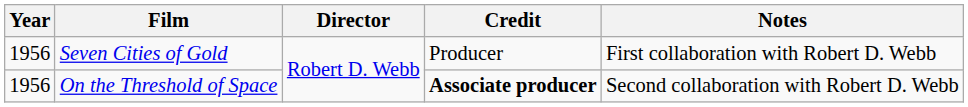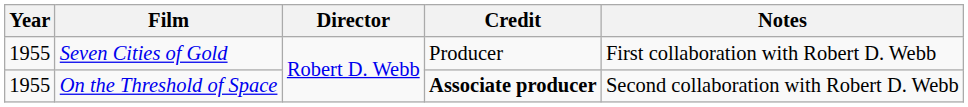(30, 53) 1956 -> (30, 53) 1955
(30, 85) 1956 -> (30, 85) 1955
